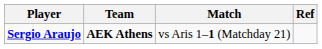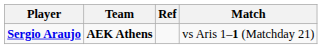columns swapped: (224, 14) <-> (305, 14)
